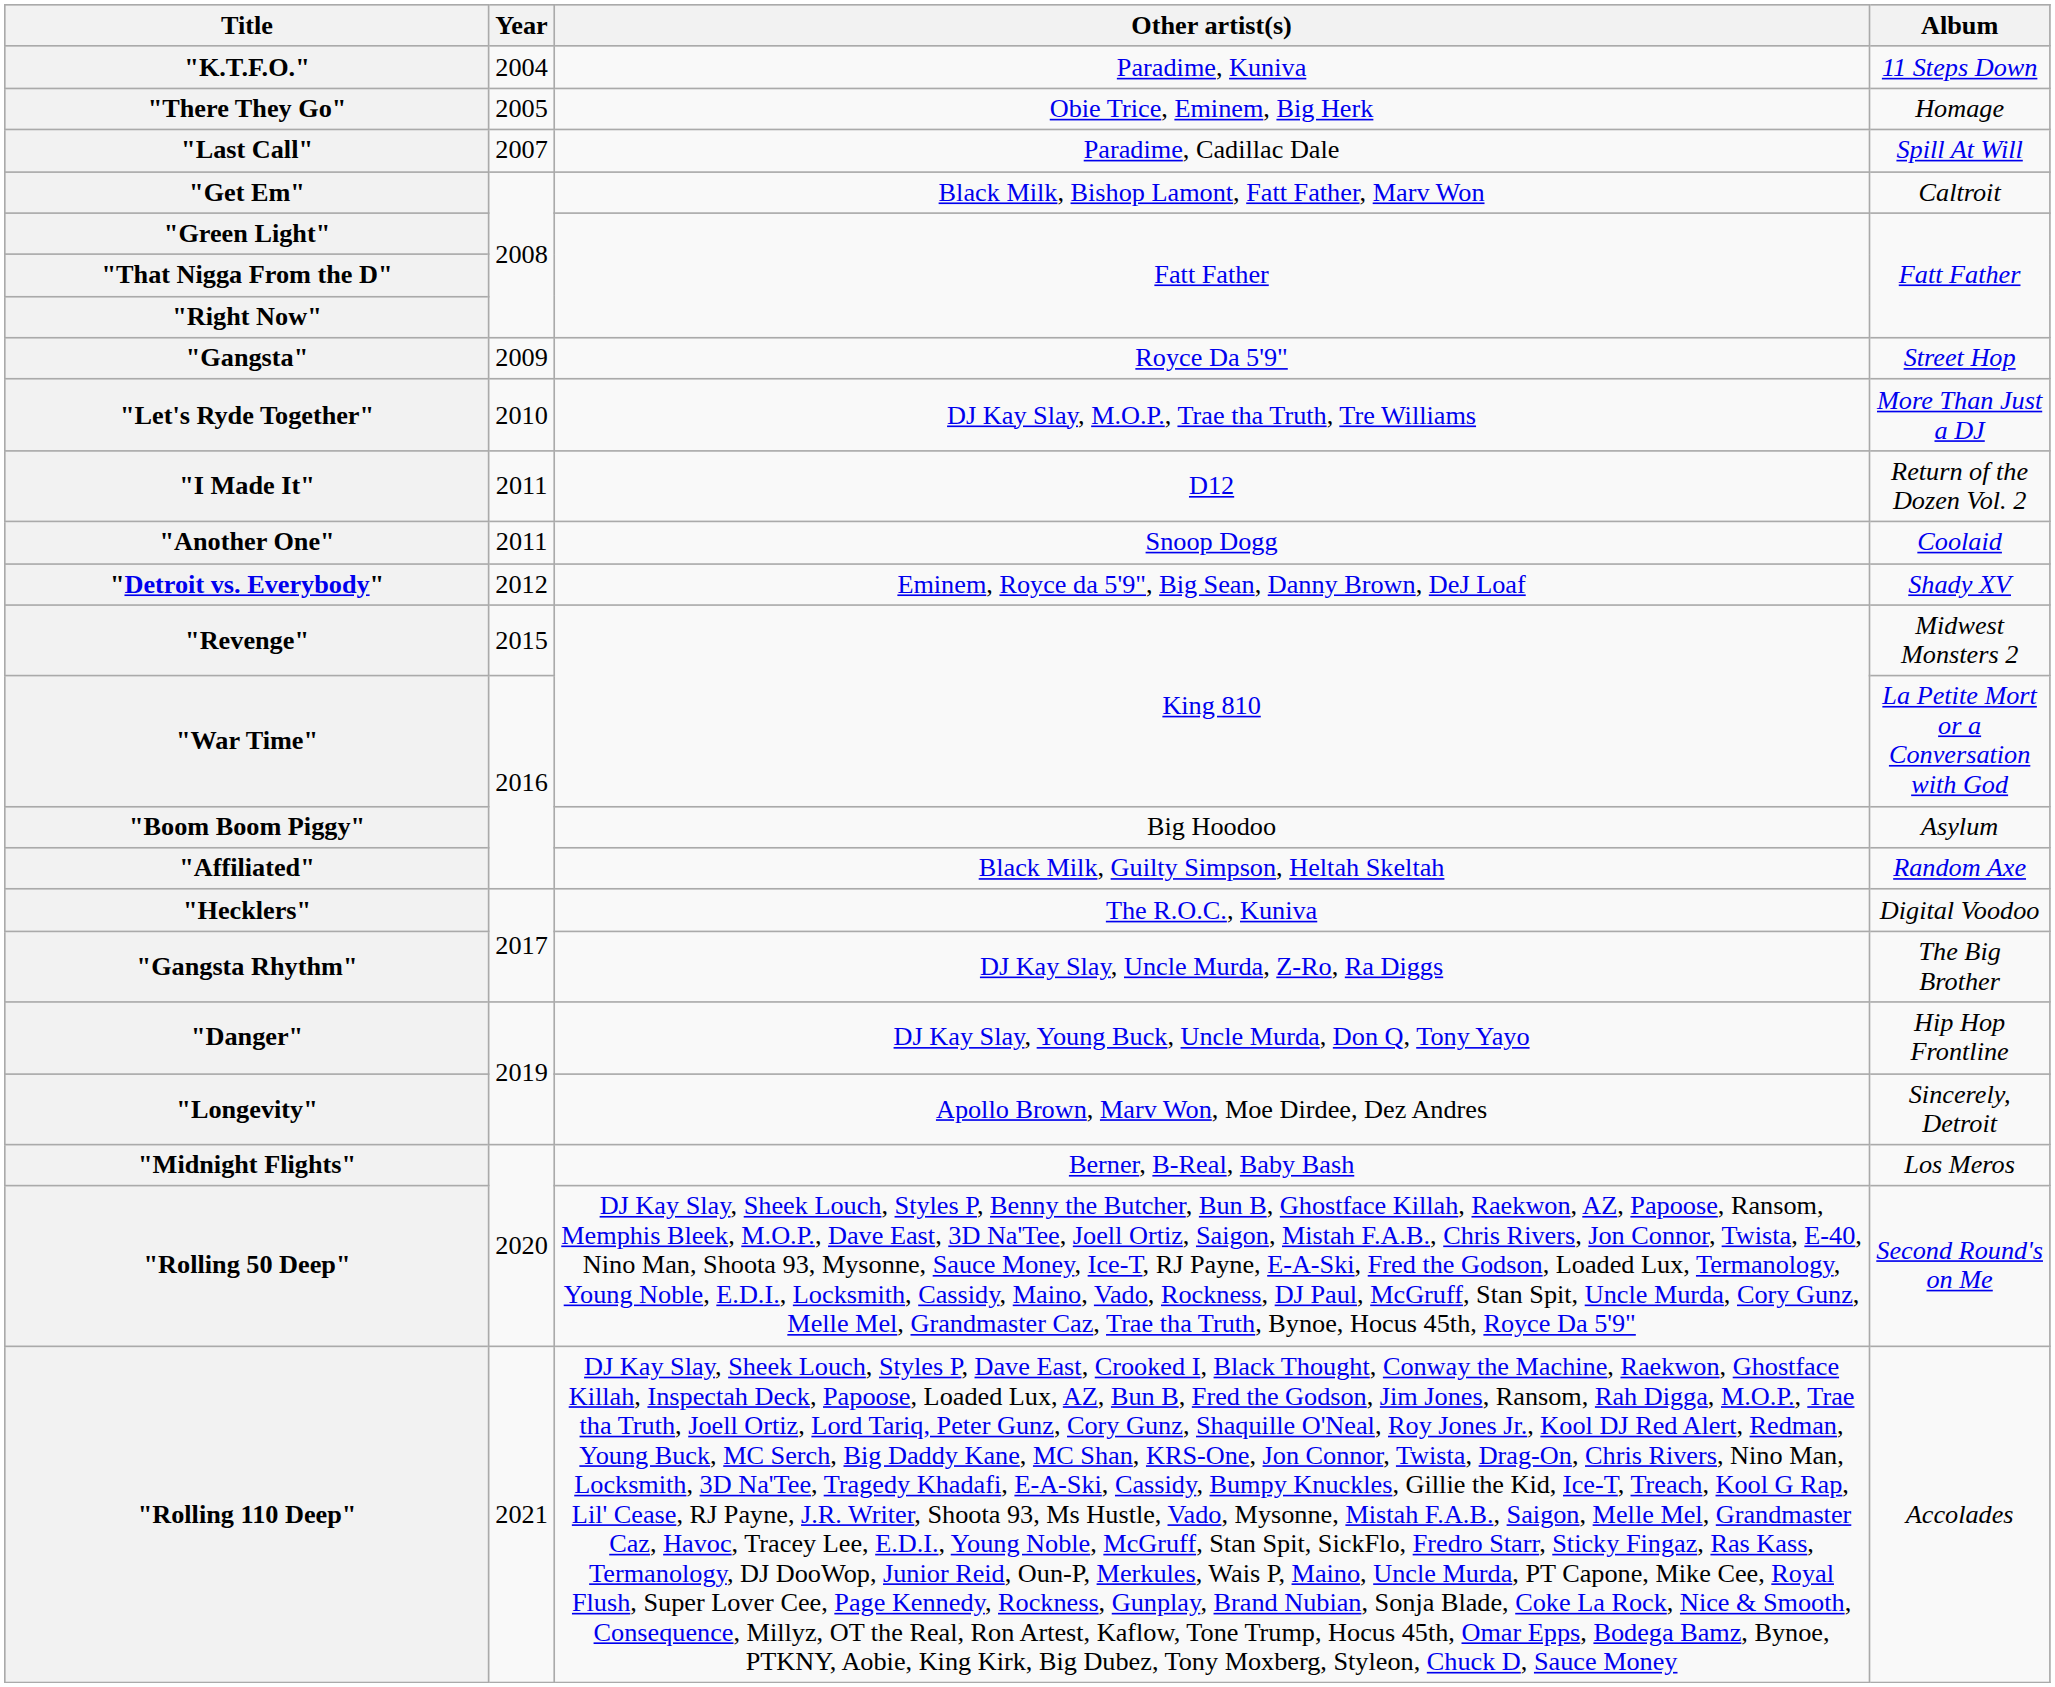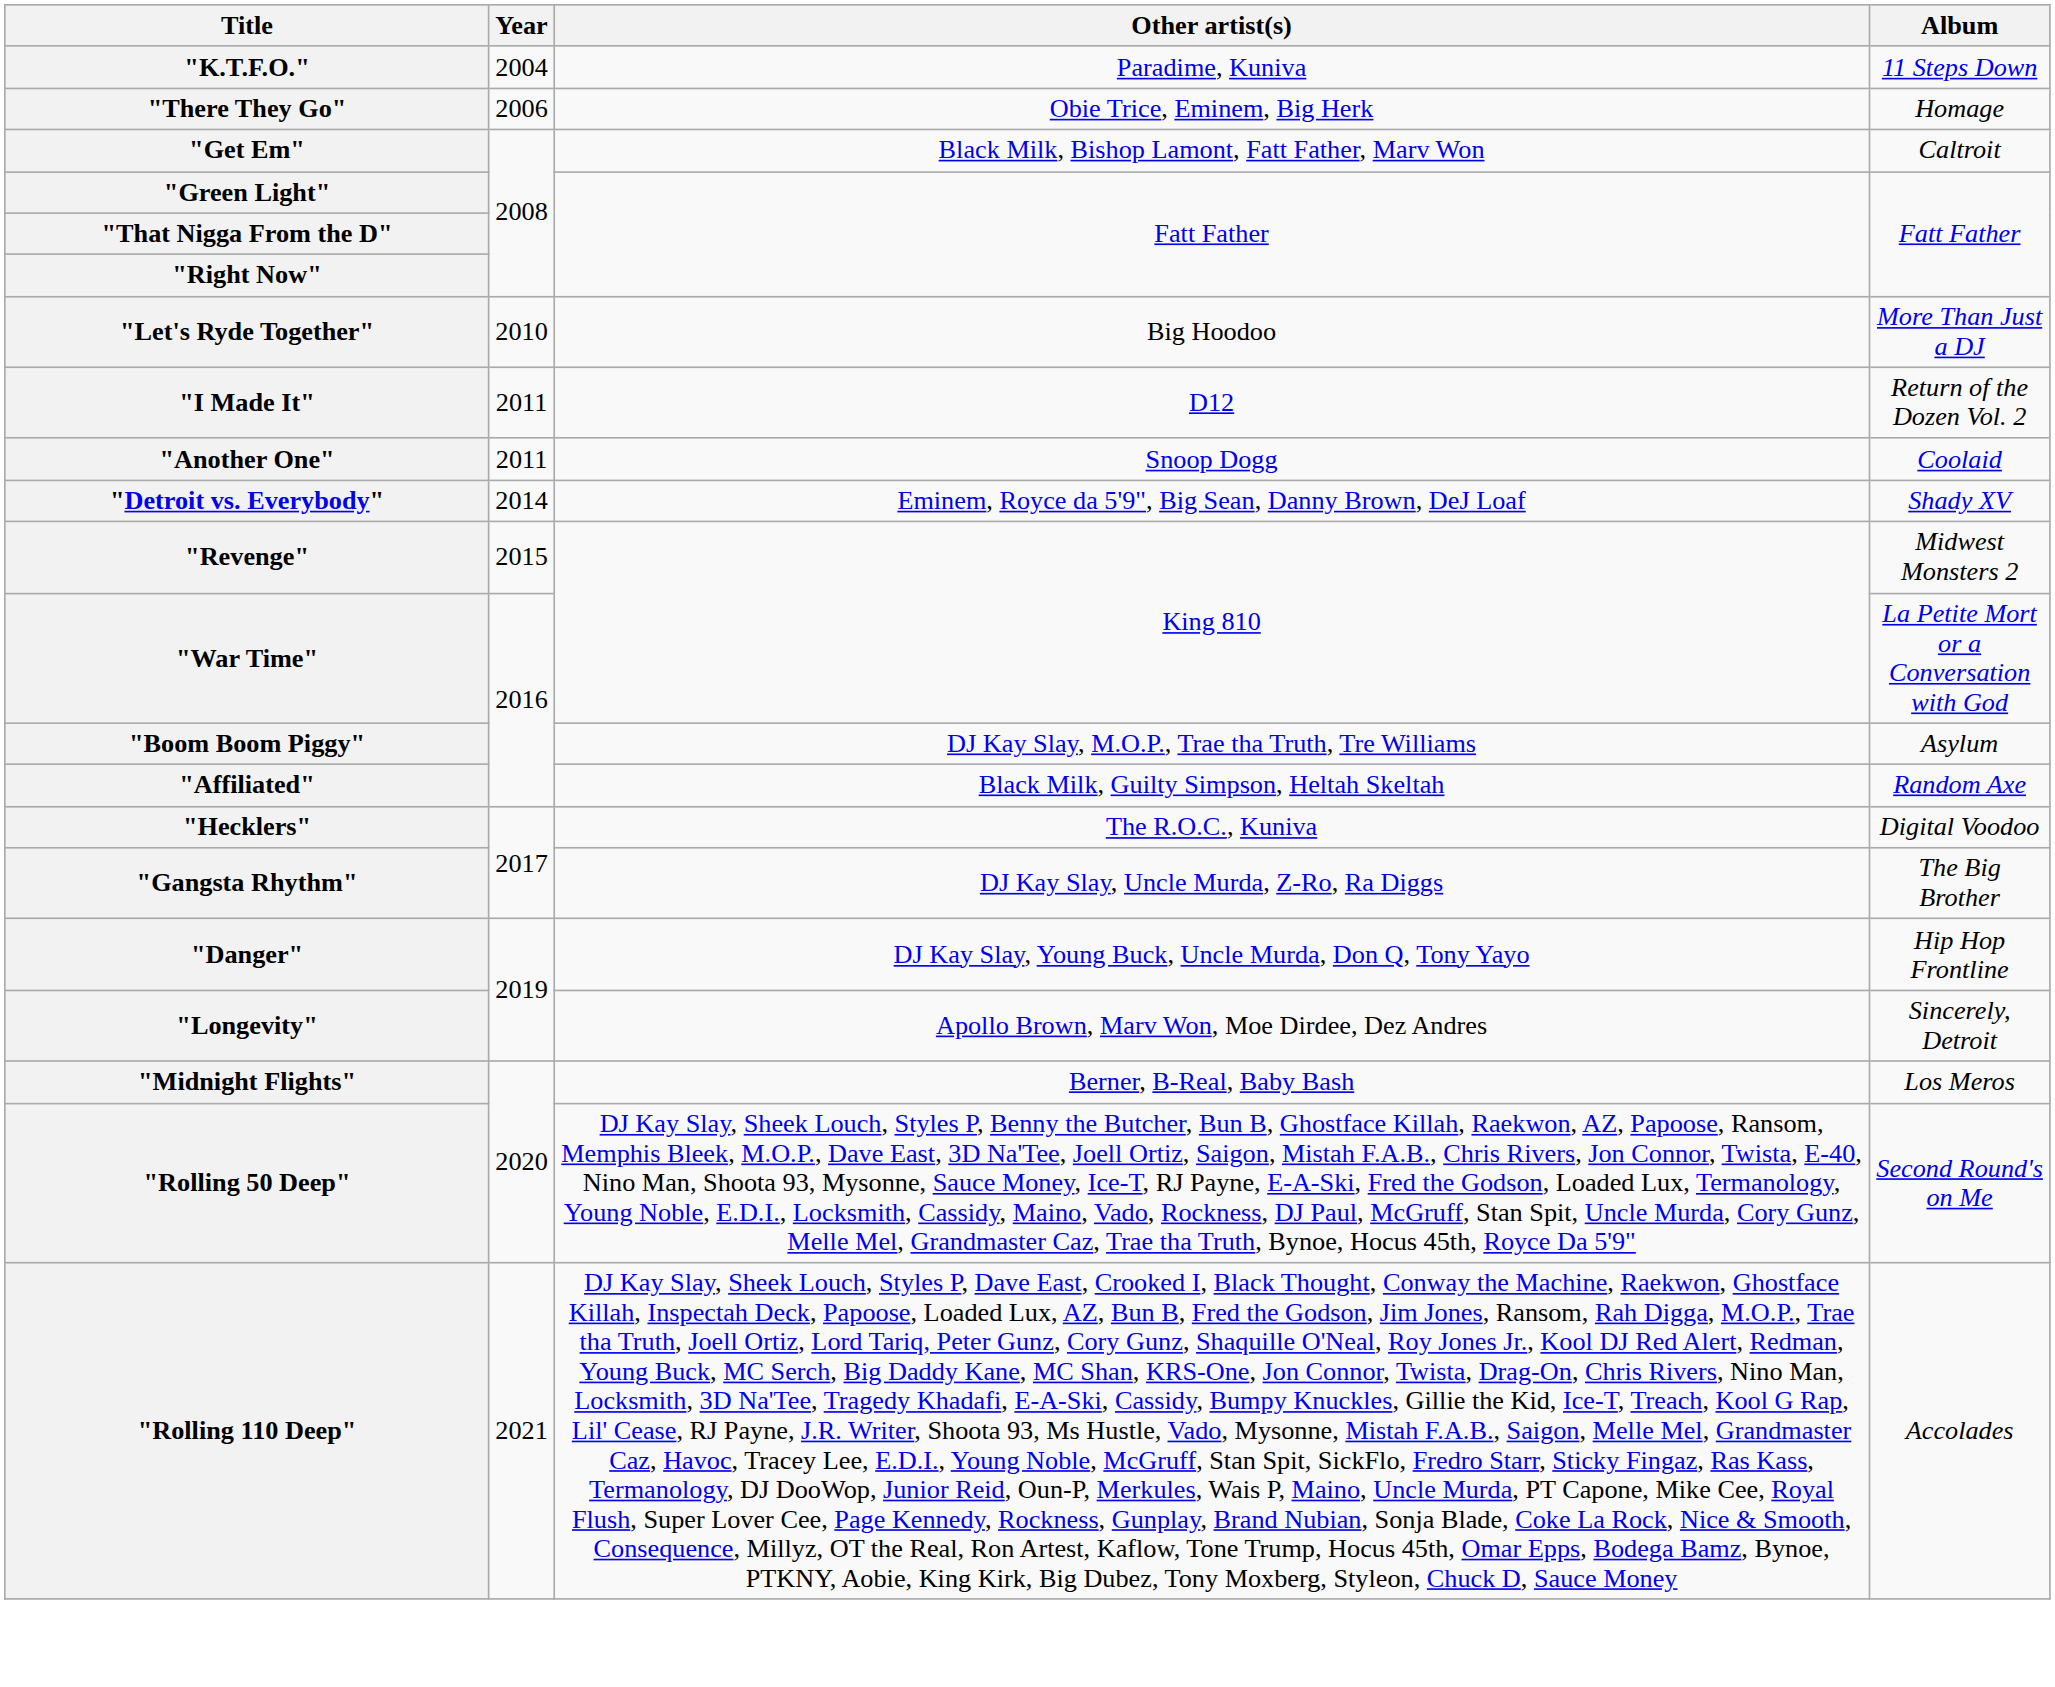(522, 108) 2005 -> (522, 108) 2006
- row: (247, 150)
- row: (247, 358)
(1212, 414) DJ Kay Slay, M.O.P., Trae tha Truth, Tre Williams -> (1212, 331) Big Hoodoo
(522, 583) 2012 -> (522, 500) 2014
(1212, 826) Big Hoodoo -> (1212, 743) DJ Kay Slay, M.O.P., Trae tha Truth, Tre Williams
